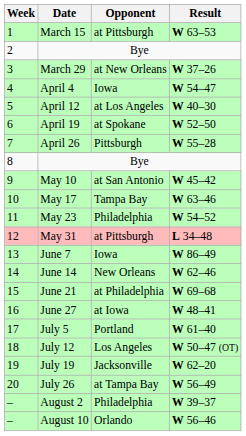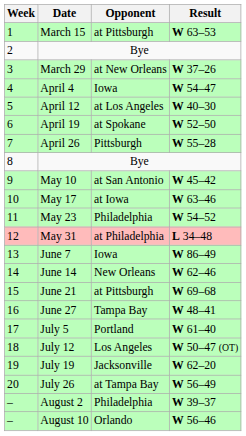(121, 198) Tampa Bay -> (111, 198) at Iowa
(124, 236) at Pittsburgh -> (129, 236) at Philadelphia
(129, 291) at Philadelphia -> (124, 291) at Pittsburgh
(111, 310) at Iowa -> (121, 310) Tampa Bay
